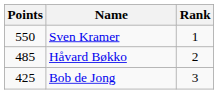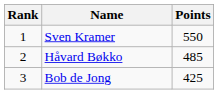columns swapped: (195, 15) <-> (25, 15)
